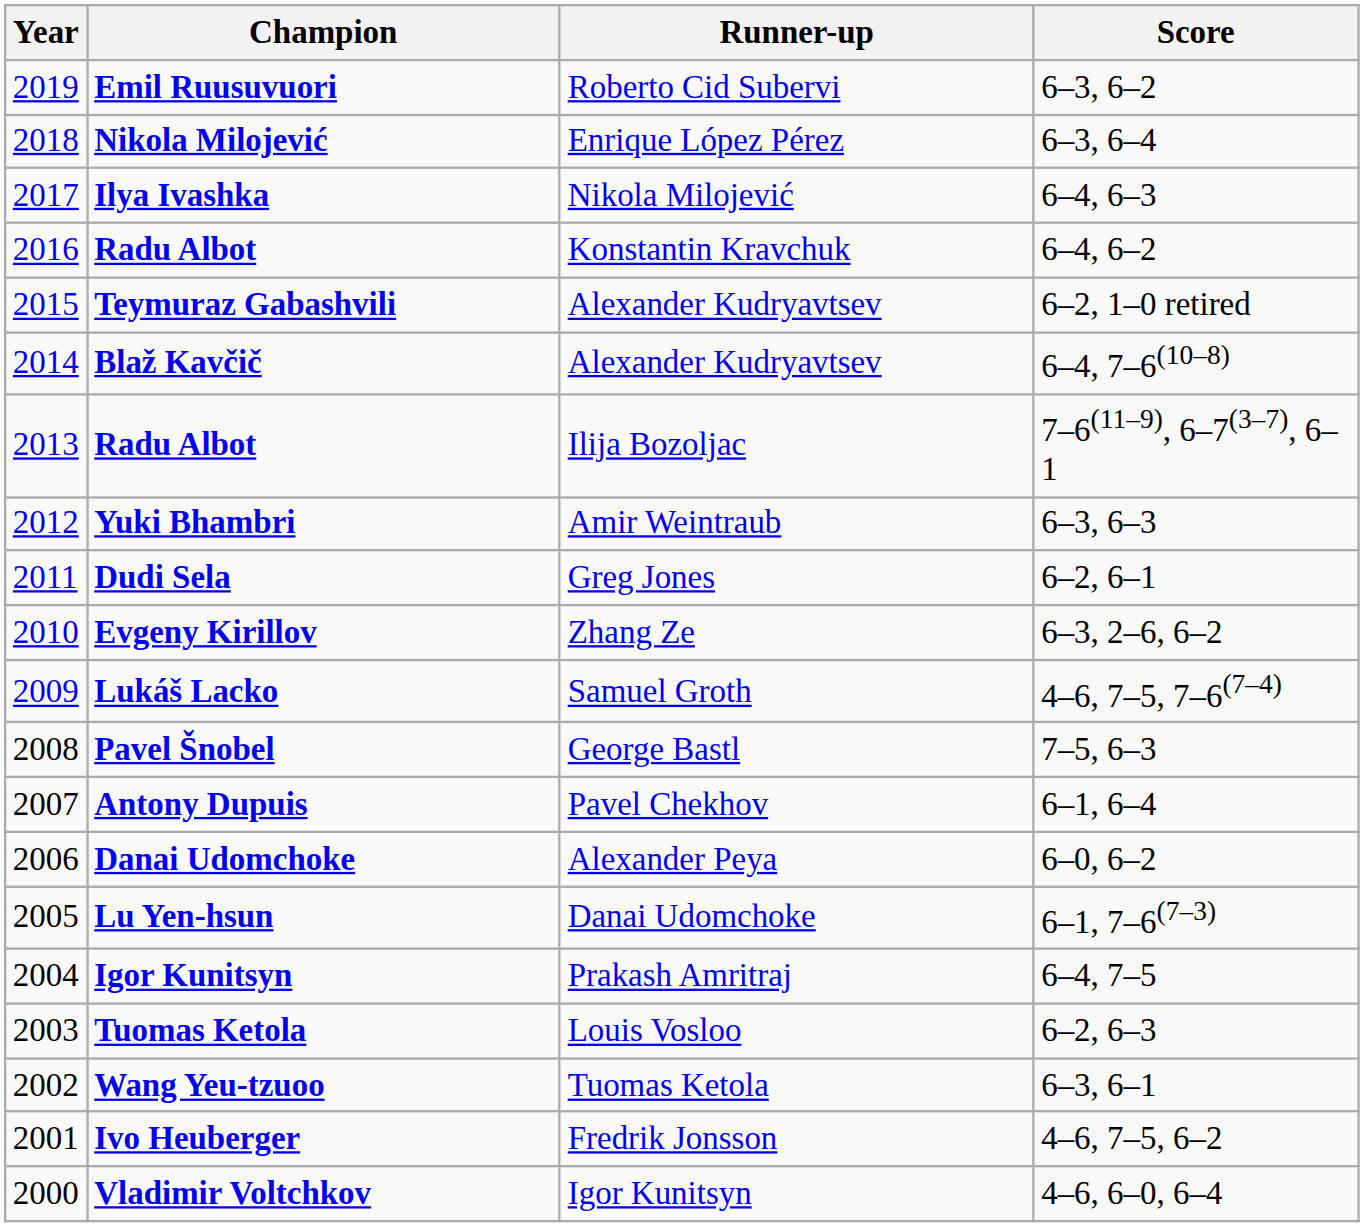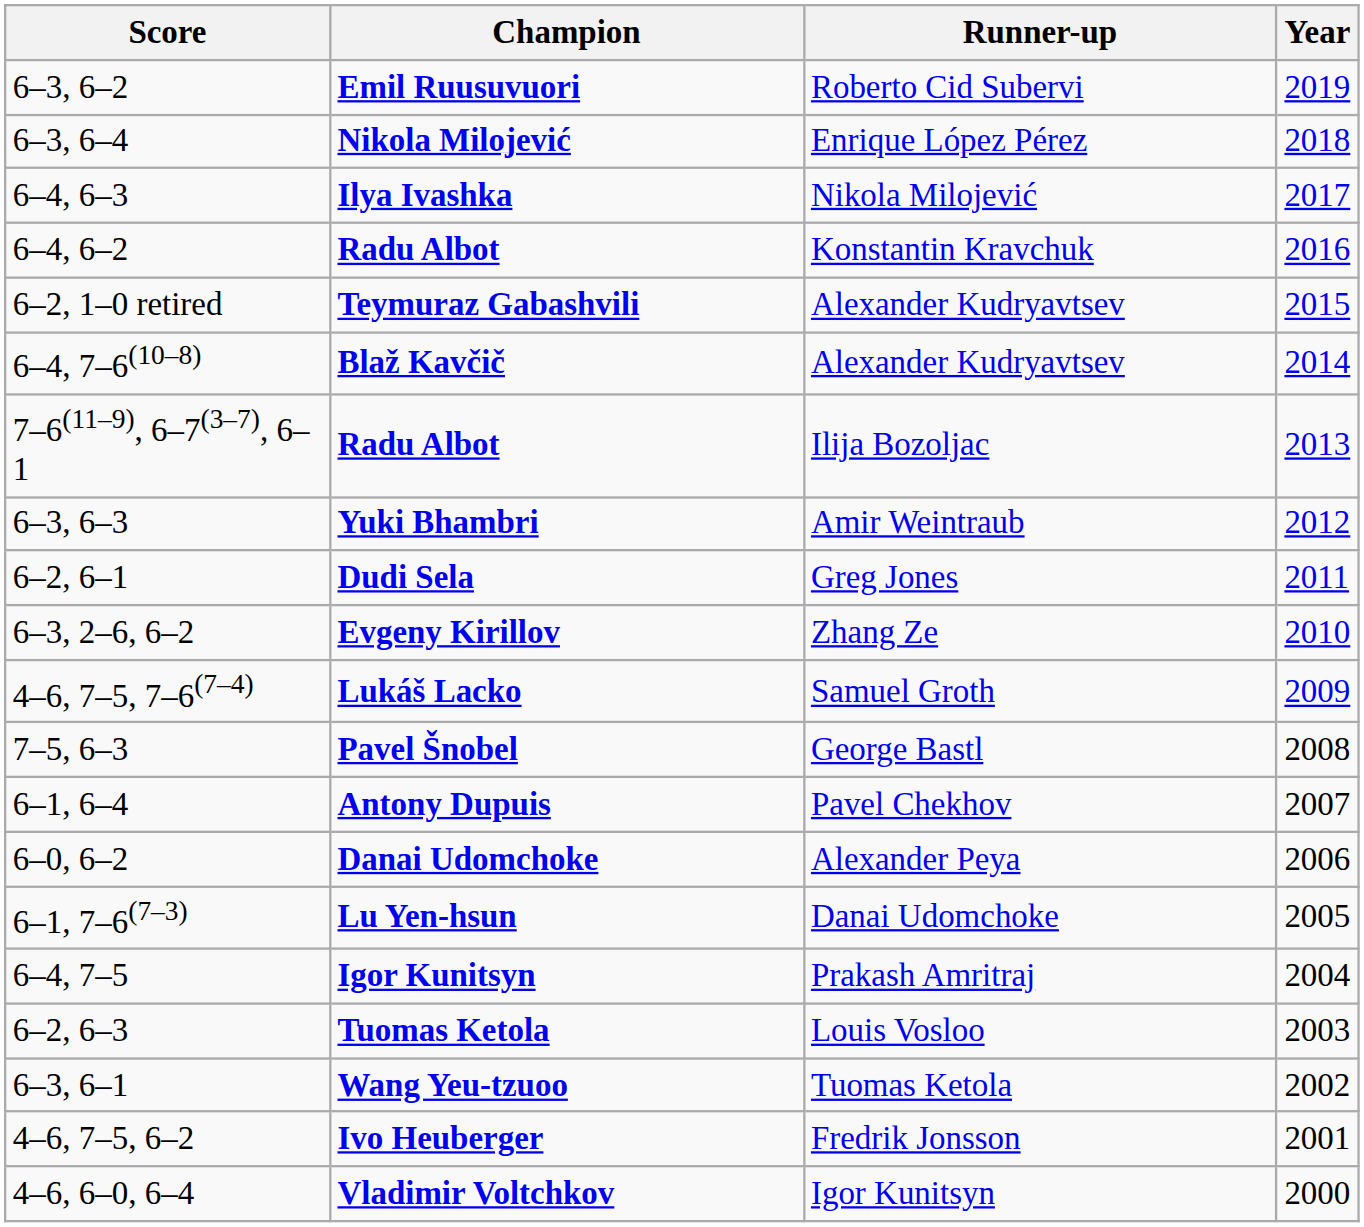columns swapped: (46, 32) <-> (1196, 32)
